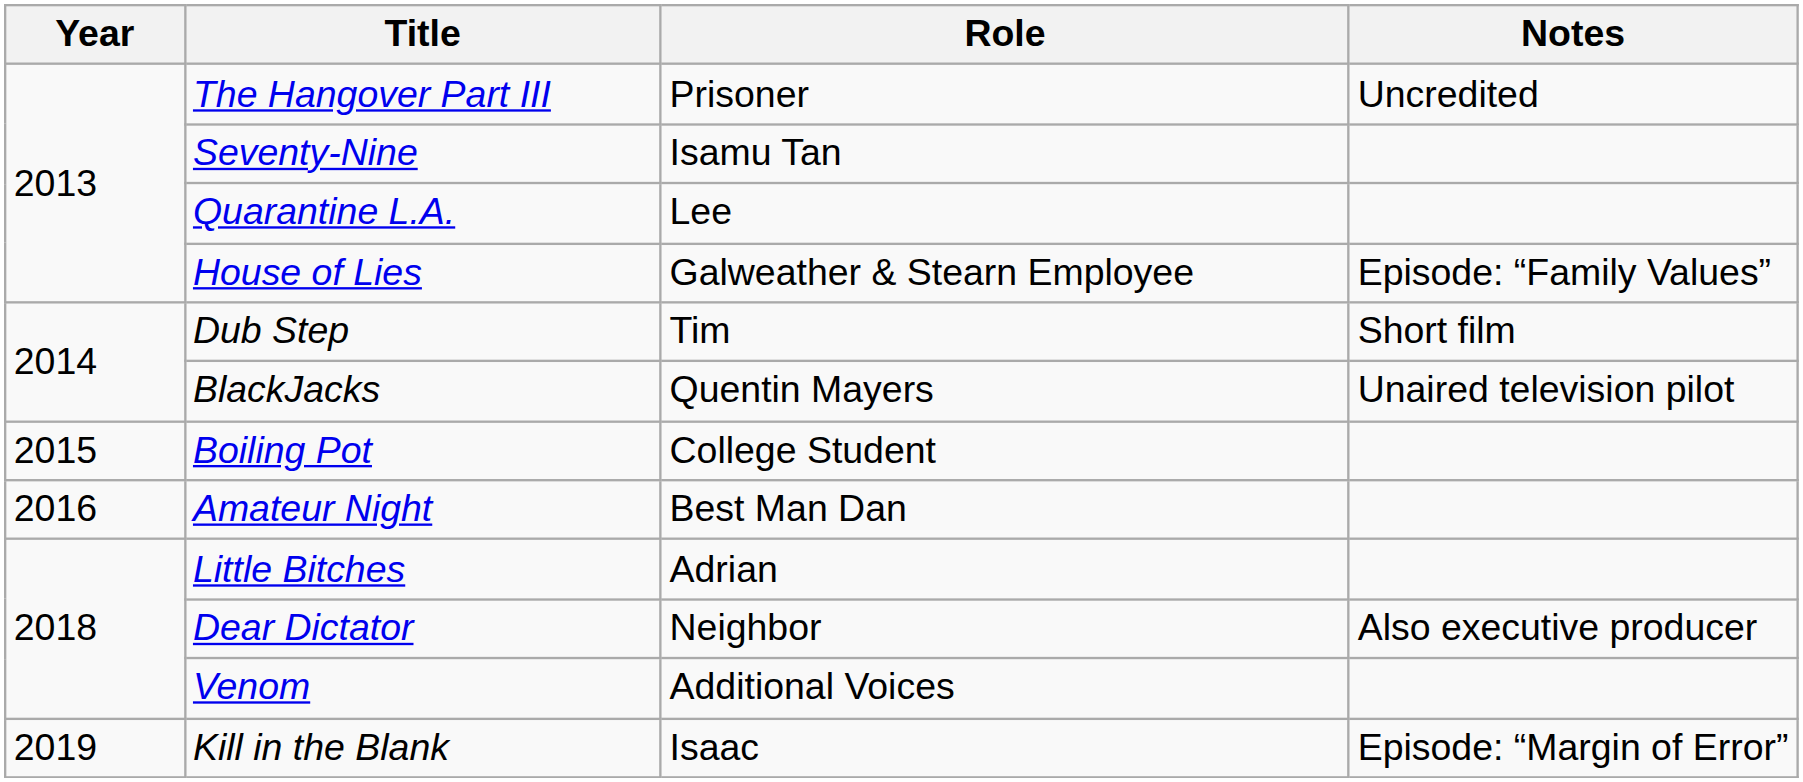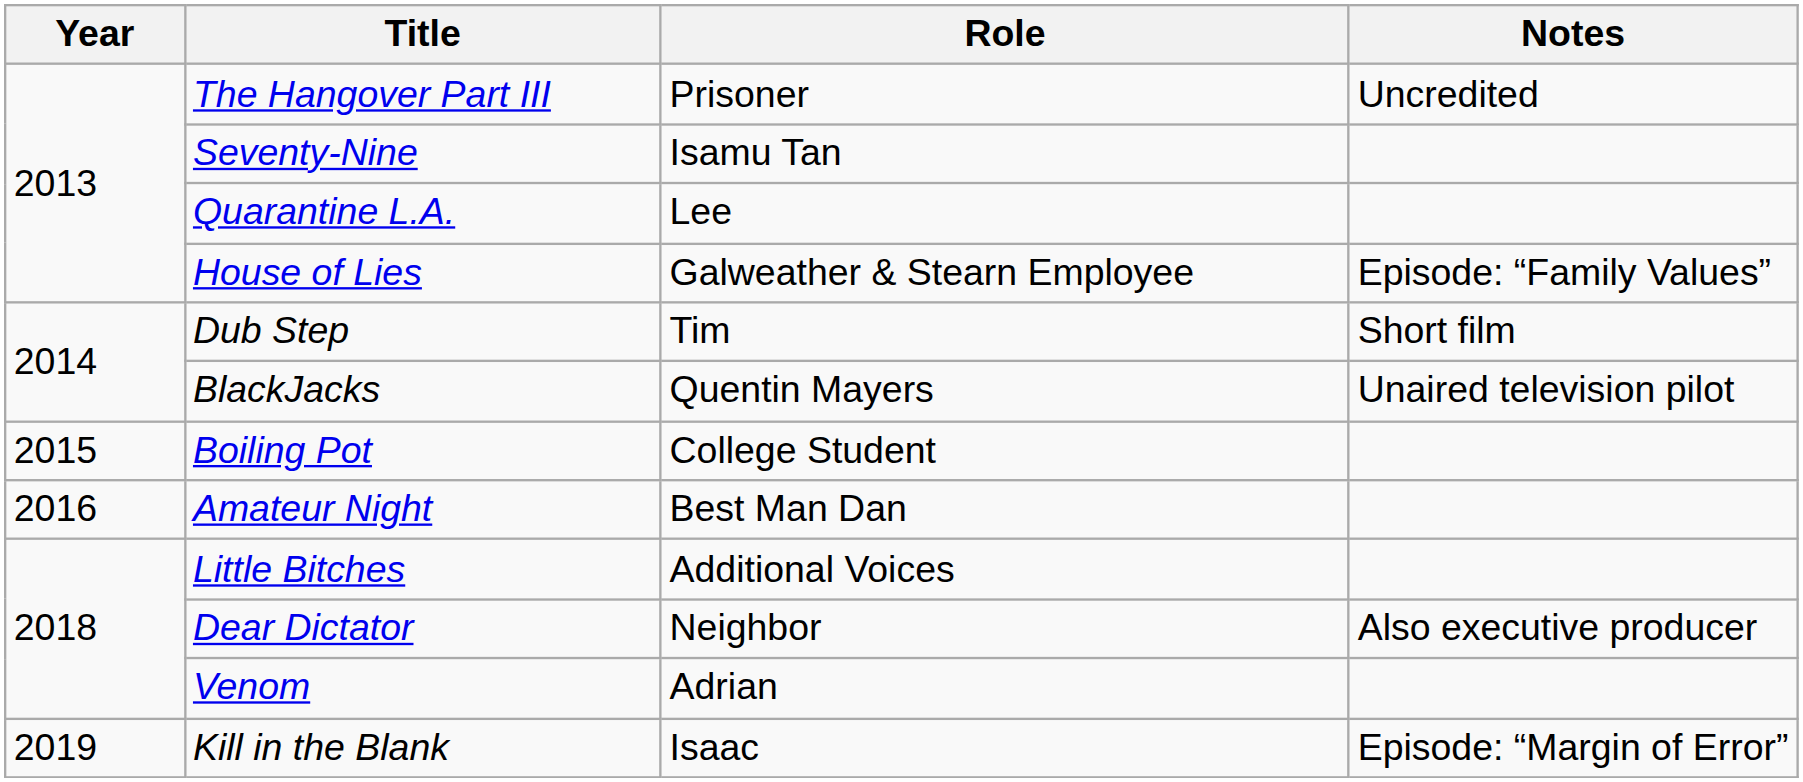(724, 568) Adrian -> (812, 568) Additional Voices
(812, 687) Additional Voices -> (724, 687) Adrian
